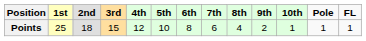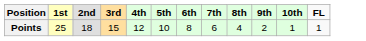- column: (323, 12)
